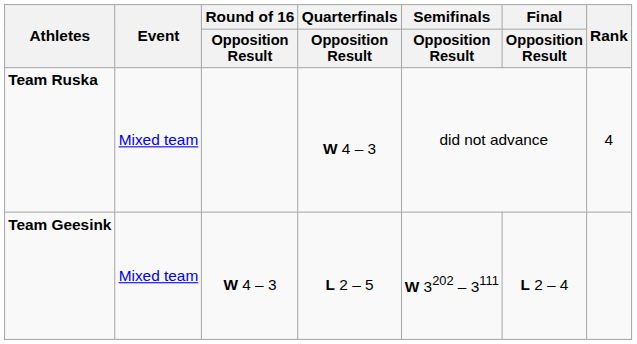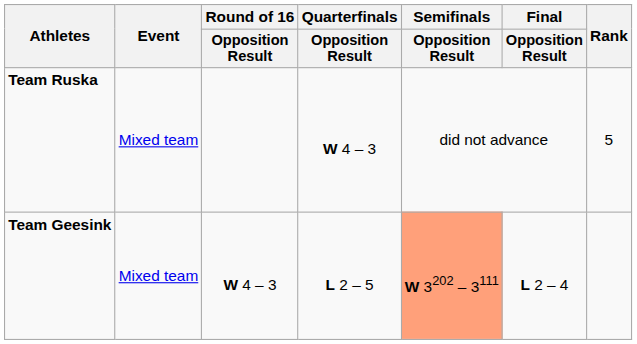(609, 140) 4 -> (609, 140) 5
(452, 285) no background -> (452, 285) lightsalmon background
